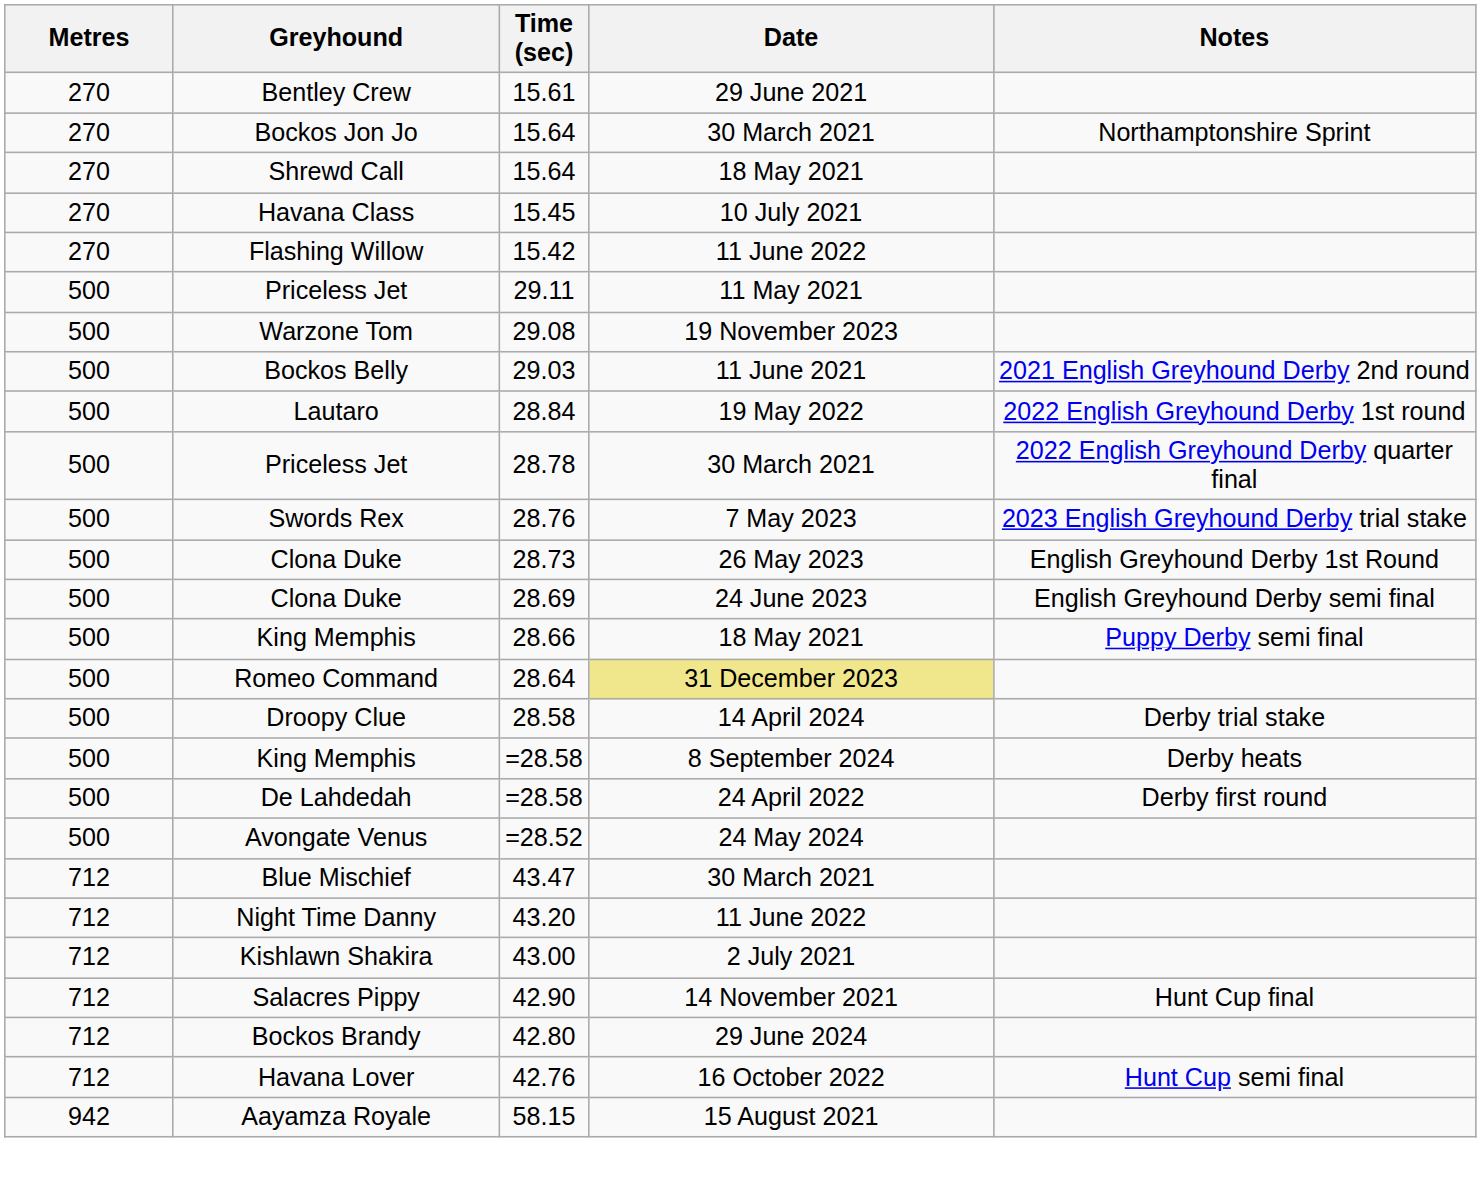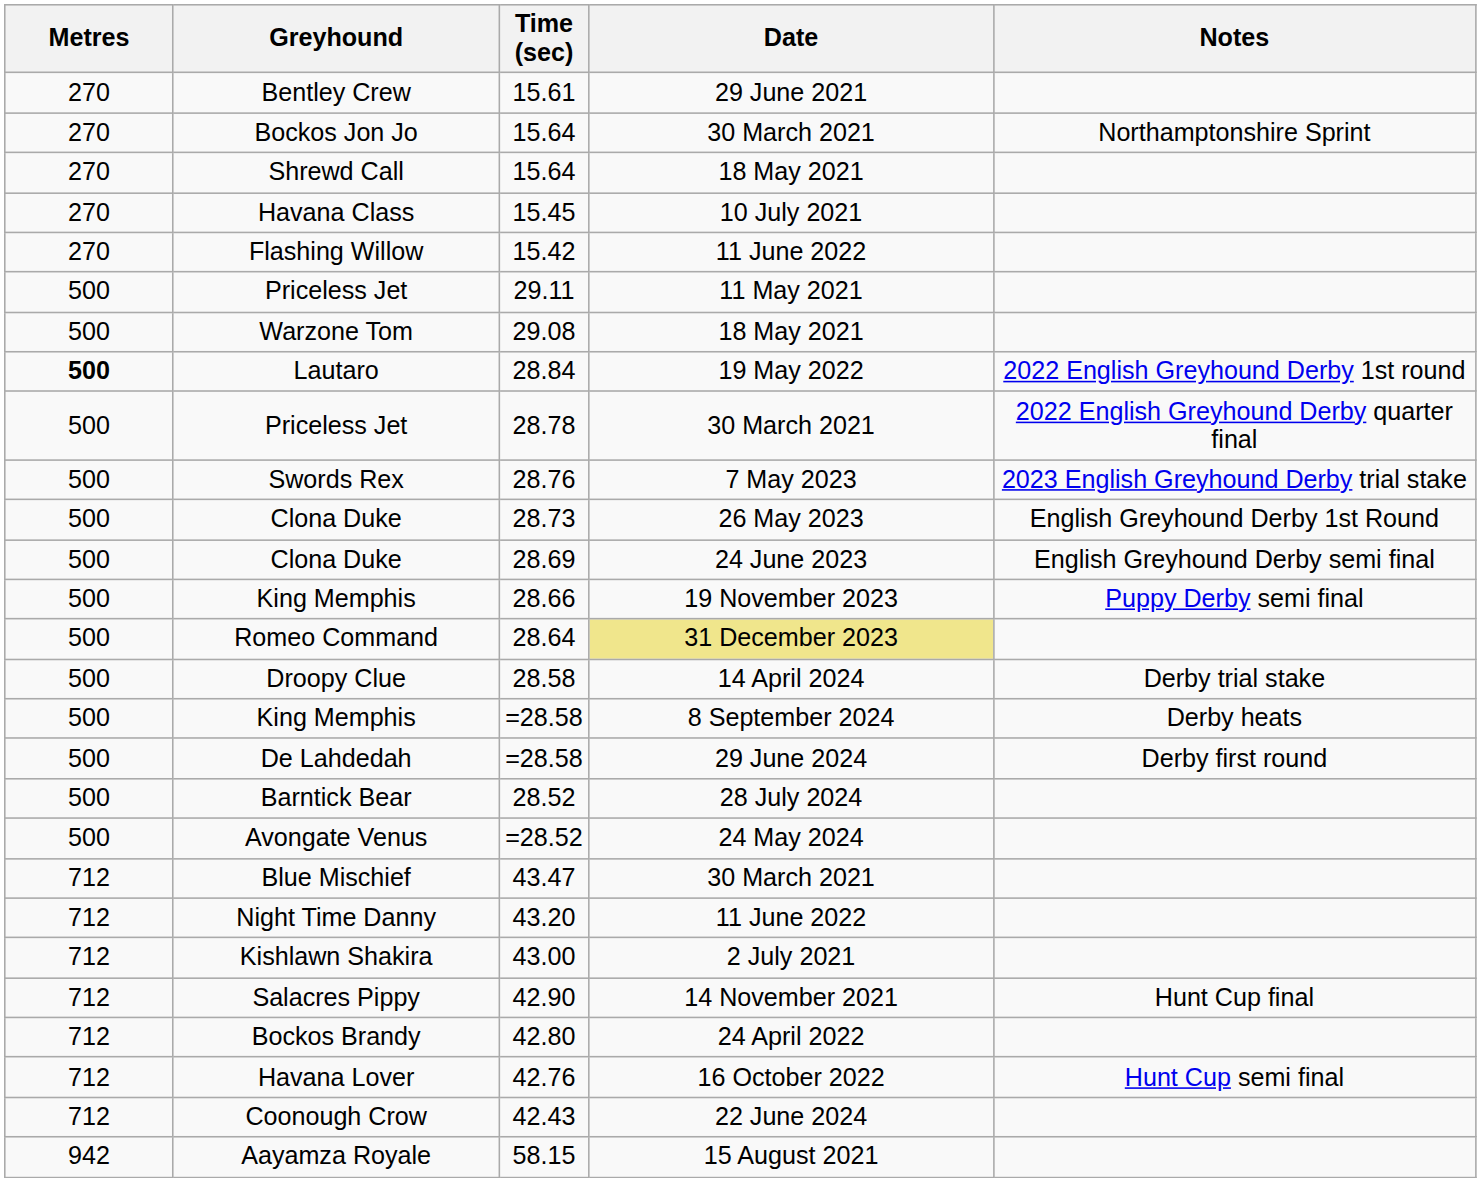(791, 331) 19 November 2023 -> (791, 331) 18 May 2021
- row: (336, 371)
(89, 411) normal -> (89, 371) bold
(791, 638) 18 May 2021 -> (791, 598) 19 November 2023
(791, 798) 24 April 2022 -> (791, 758) 29 June 2024
+ row: (336, 798)
(791, 1037) 29 June 2024 -> (791, 1037) 24 April 2022
+ row: (336, 1116)
